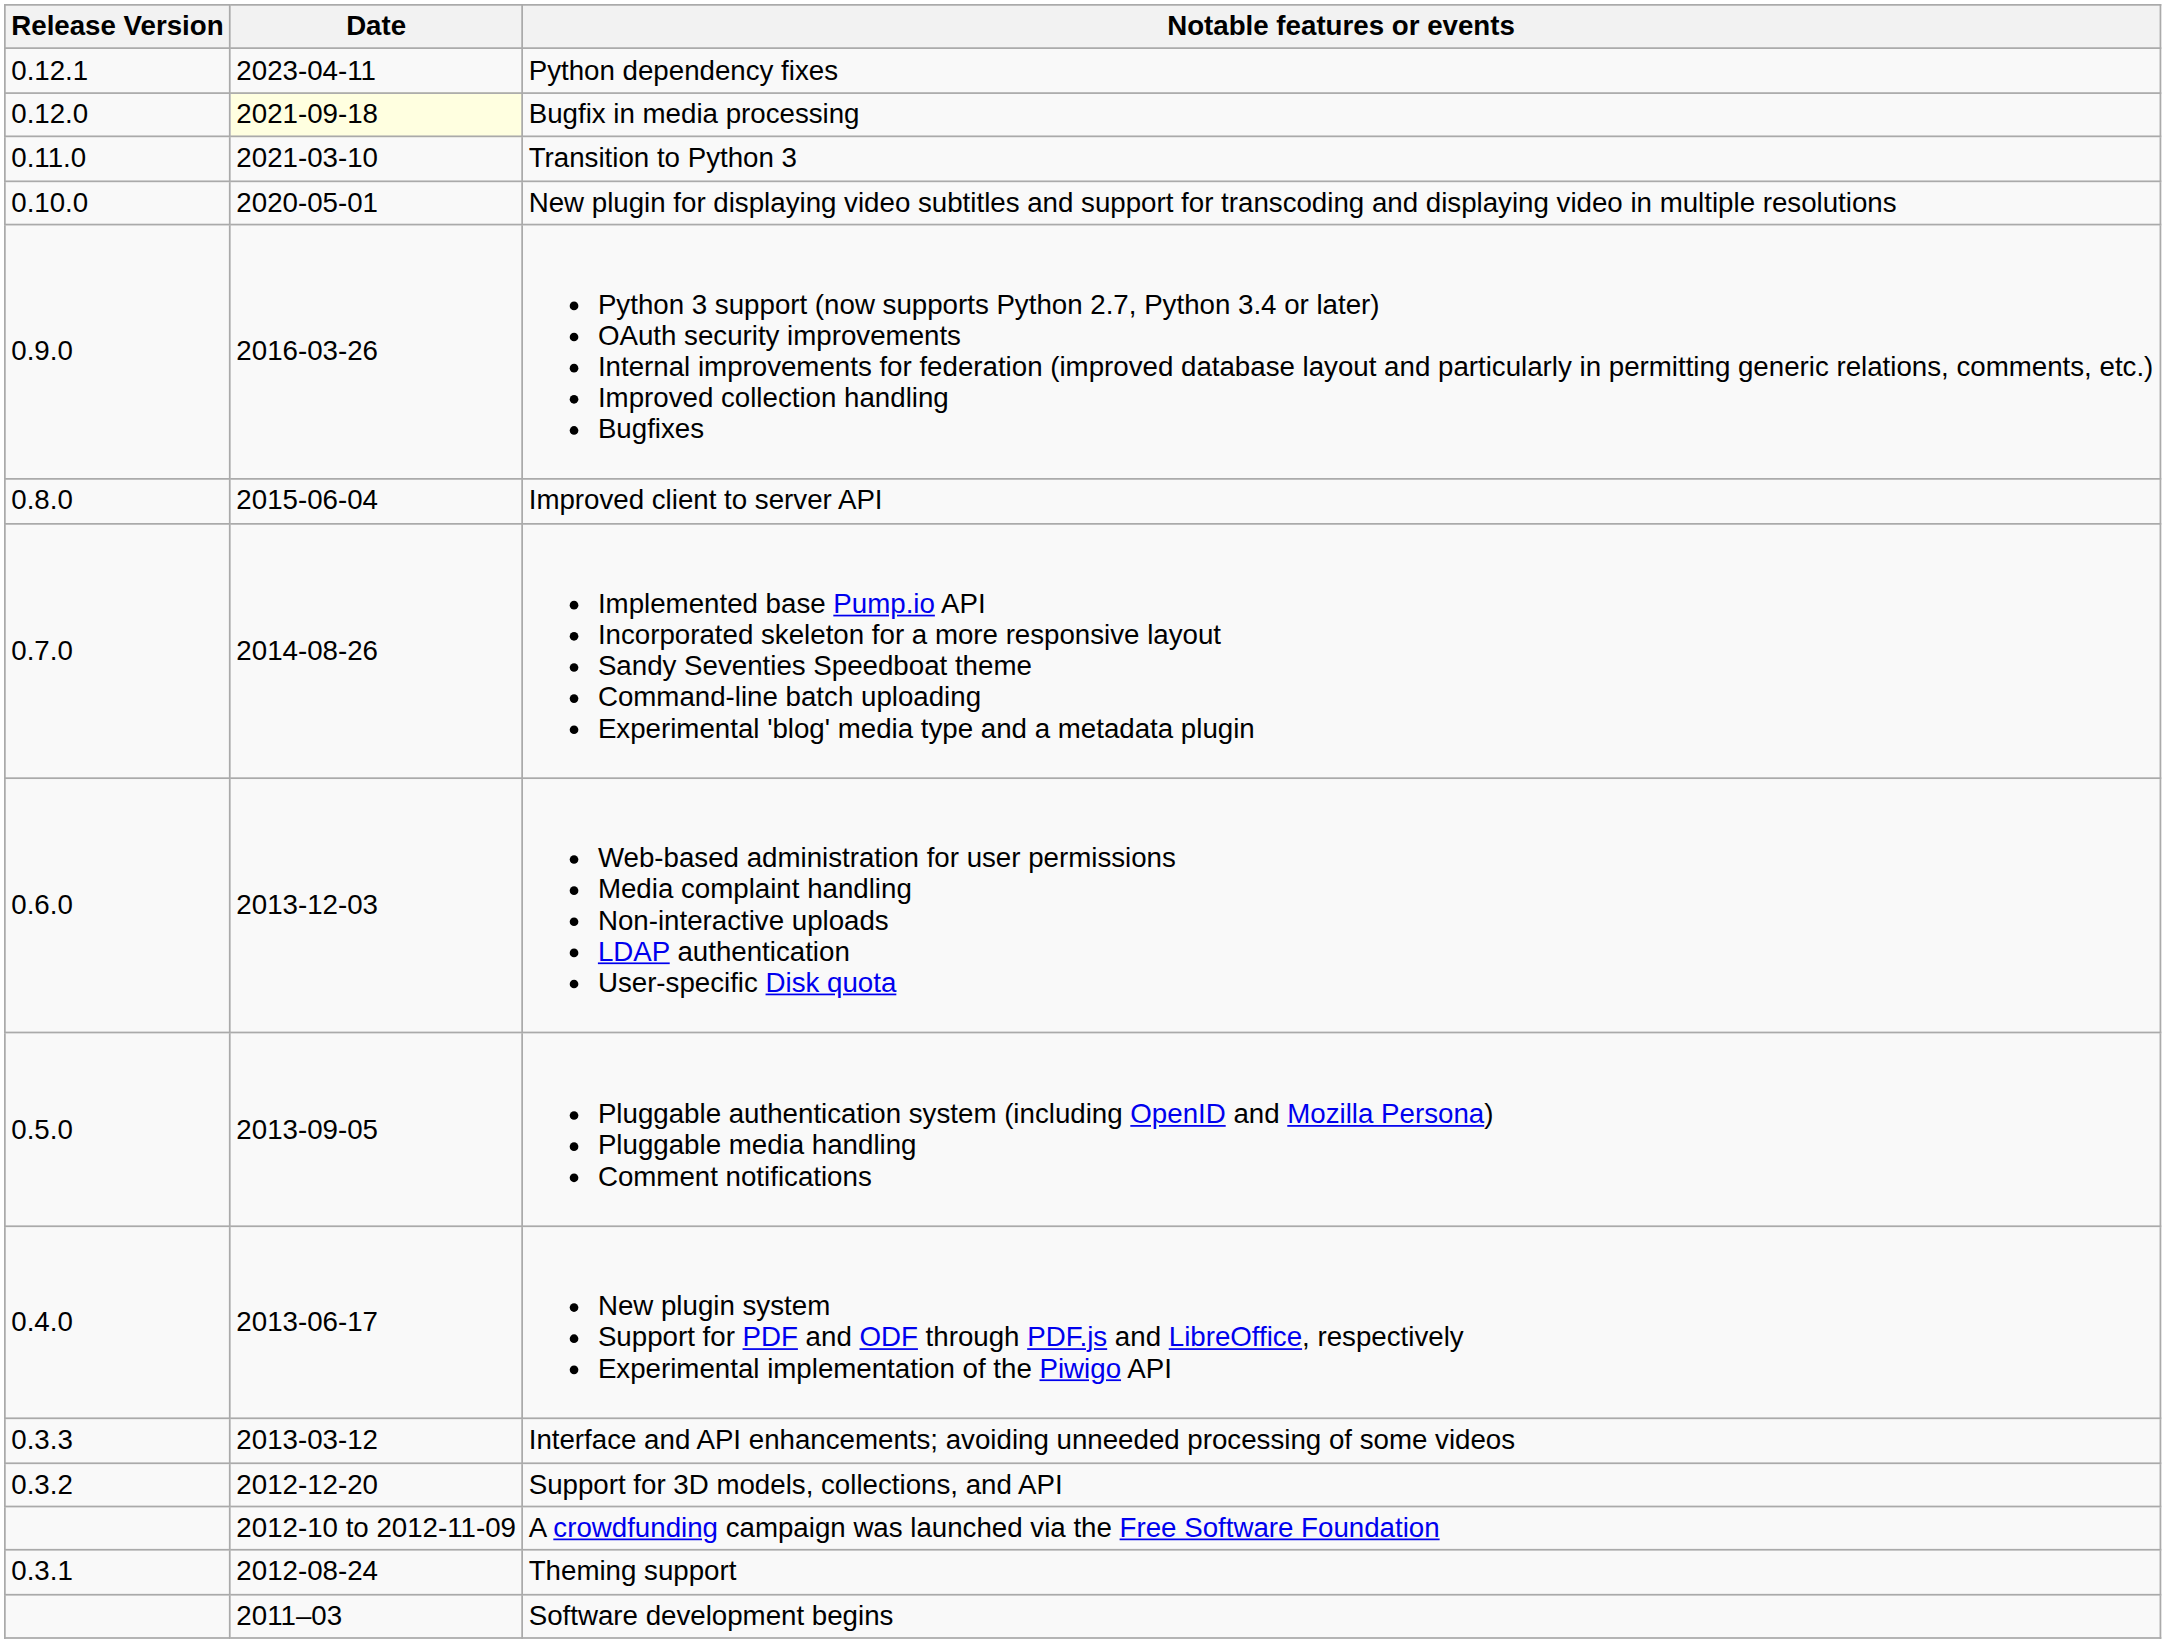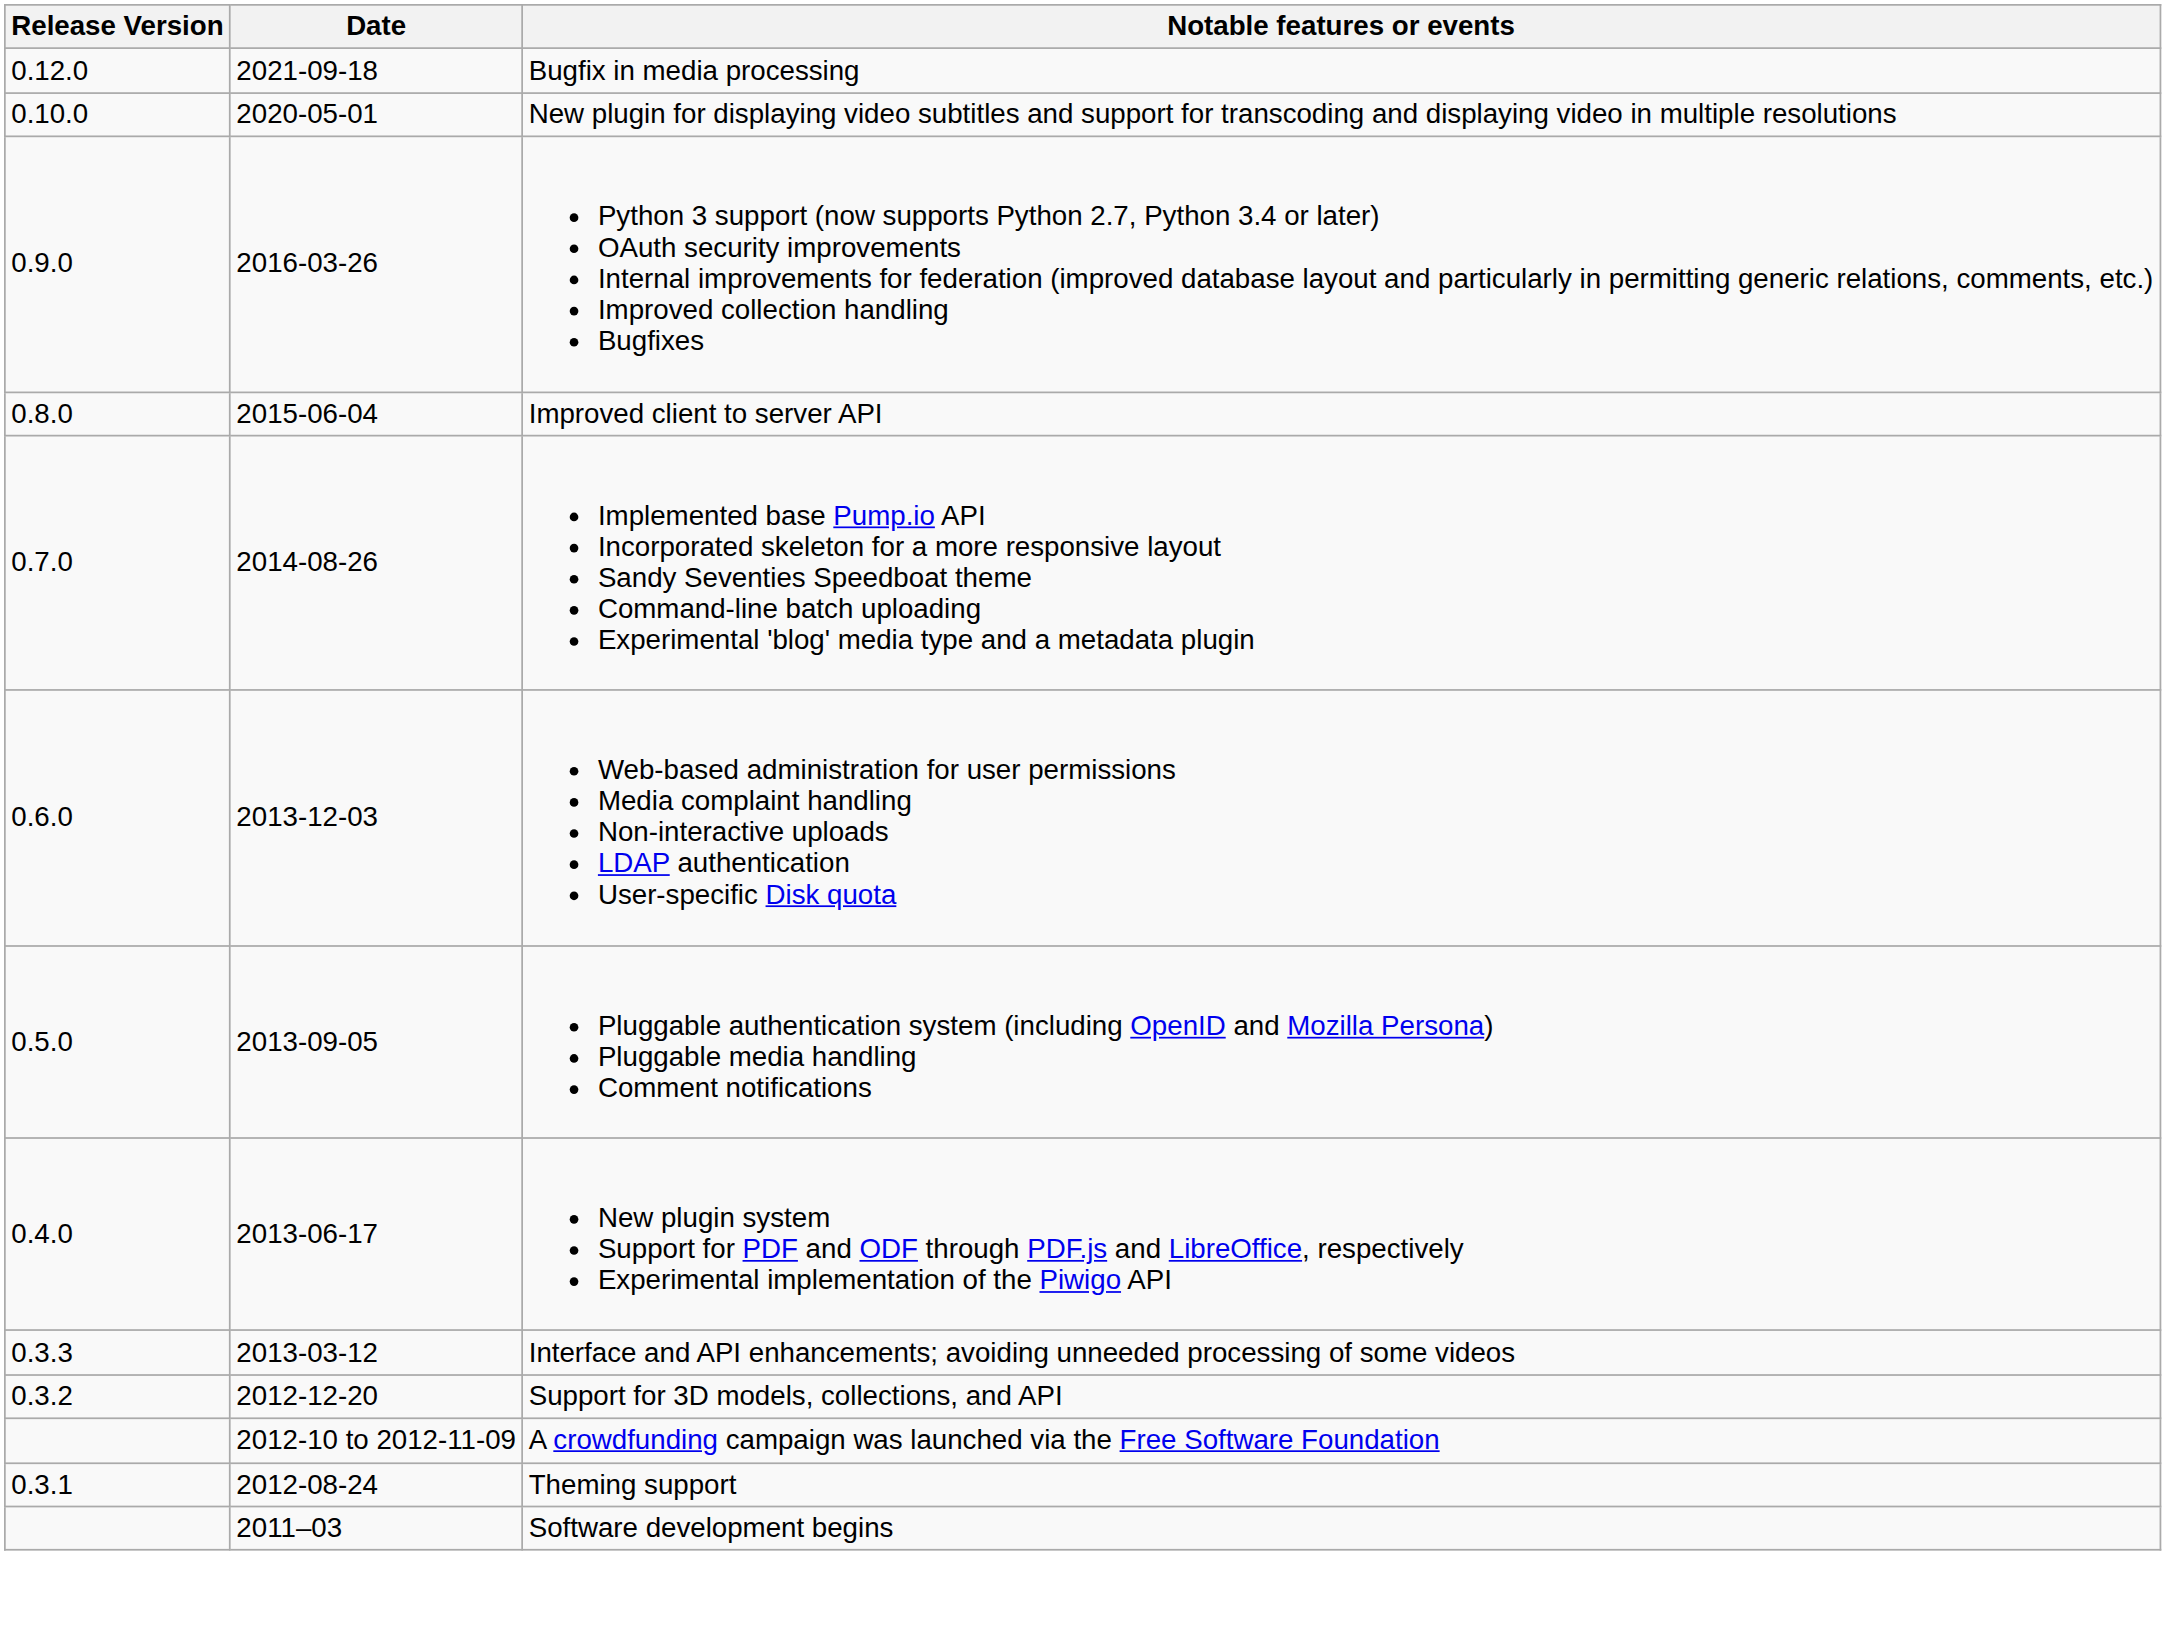- row: (683, 70)
(307, 114) lightyellow background -> (307, 70) no background
- row: (663, 158)
